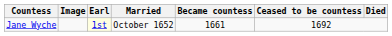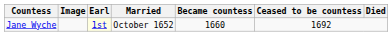(215, 25) 1661 -> (215, 25) 1660
